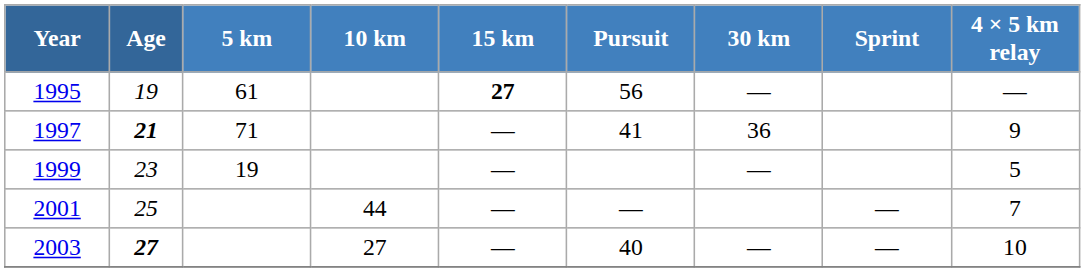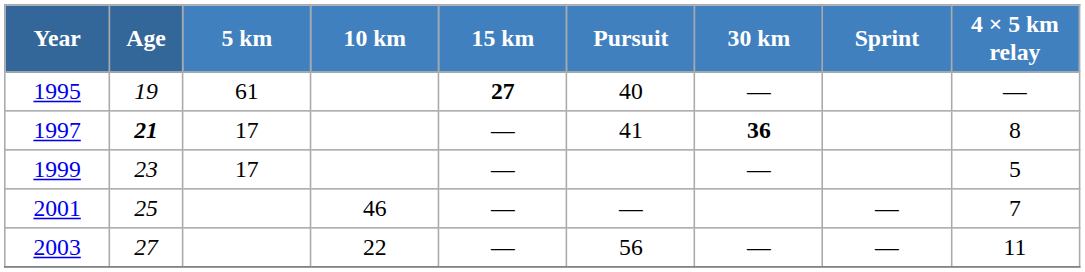(631, 91) 56 -> (631, 91) 40
(247, 130) 71 -> (247, 130) 17
(759, 130) normal -> (759, 130) bold
(1015, 130) 9 -> (1015, 130) 8
(247, 169) 19 -> (247, 169) 17
(375, 208) 44 -> (375, 208) 46
(146, 247) bold -> (146, 247) normal
(375, 247) 27 -> (375, 247) 22
(631, 247) 40 -> (631, 247) 56
(1015, 247) 10 -> (1015, 247) 11
